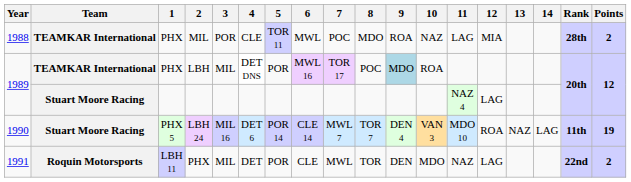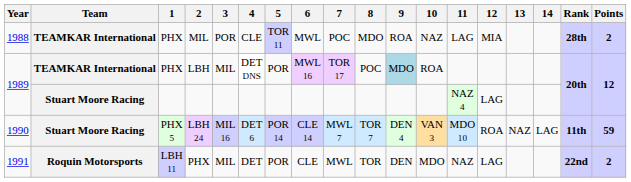(609, 131) 19 -> (609, 131) 59
